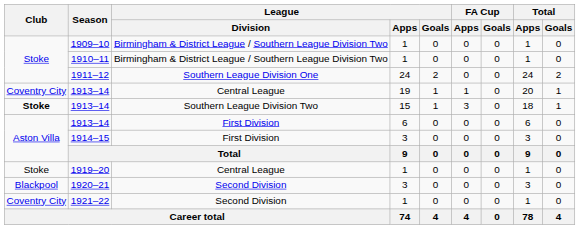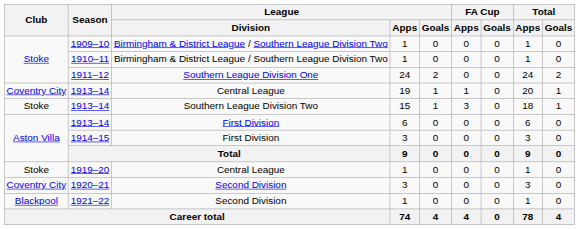(36, 106) bold -> (36, 106) normal
(36, 185) Blackpool -> (36, 185) Coventry City
(36, 201) Coventry City -> (36, 201) Blackpool
